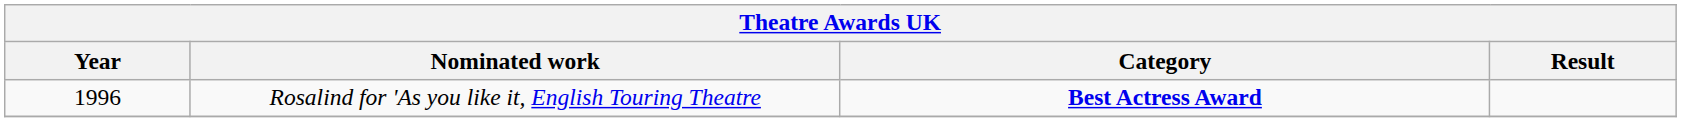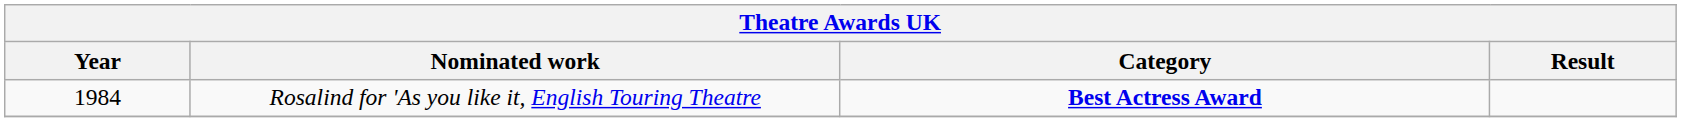(98, 97) 1996 -> (98, 97) 1984
